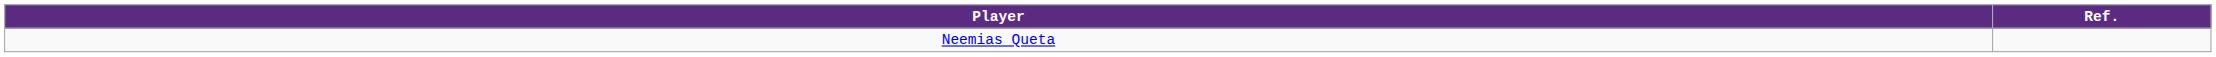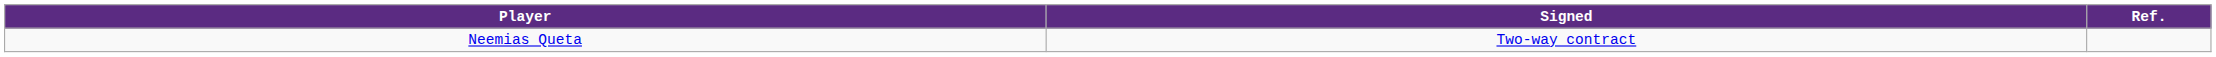+ column: (1566, 16)
